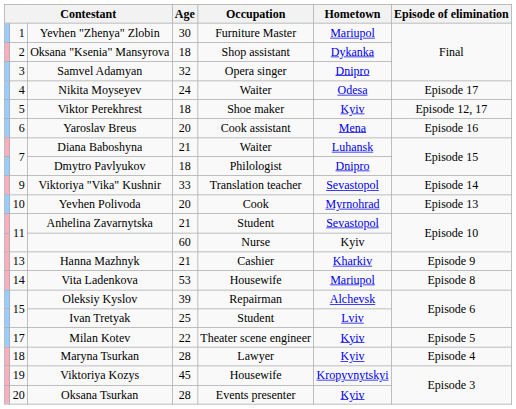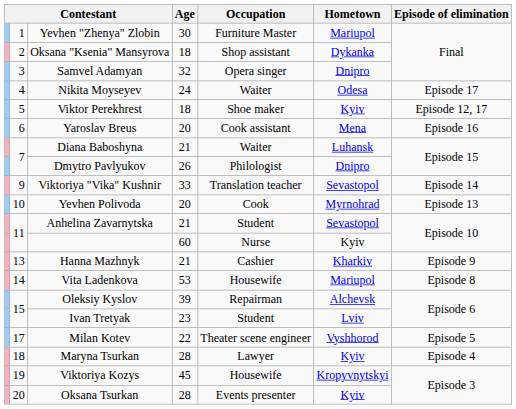(185, 166) 18 -> (185, 166) 26
(185, 318) 25 -> (185, 318) 23
(352, 337) Kyiv -> (352, 337) Vyshhorod
